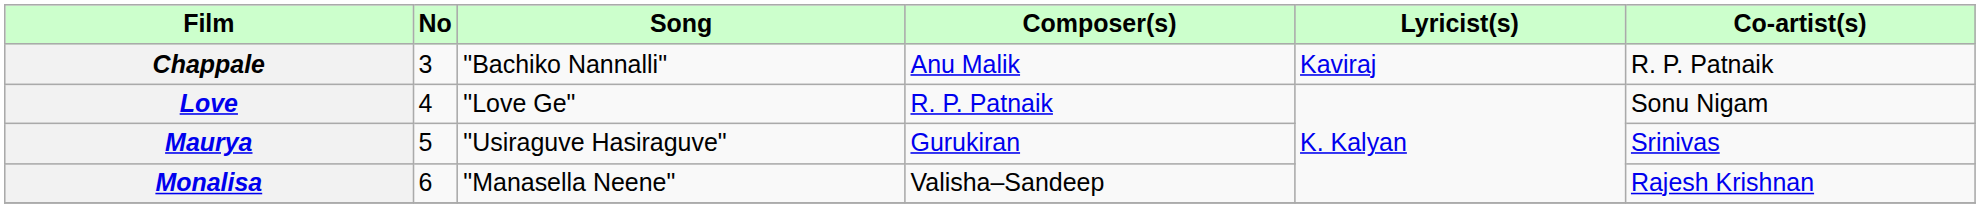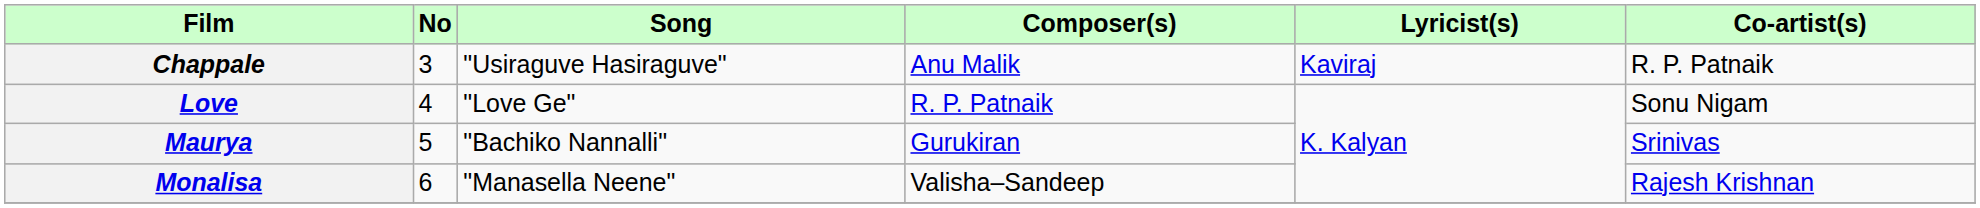(565, 63) "Bachiko Nannalli" -> (595, 63) "Usiraguve Hasiraguve"
(595, 143) "Usiraguve Hasiraguve" -> (565, 143) "Bachiko Nannalli"
